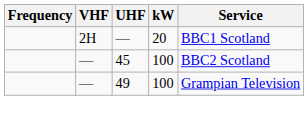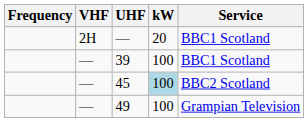+ row: (123, 60)
(163, 60) no background -> (163, 83) lightblue background
